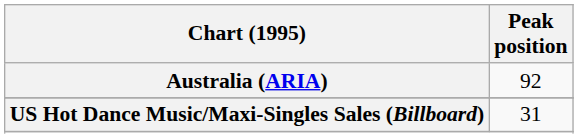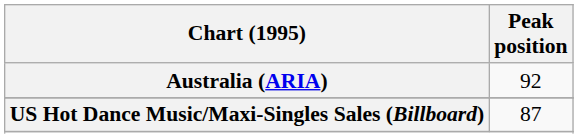(531, 114) 31 -> (531, 114) 87
